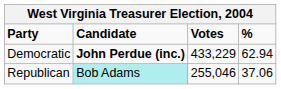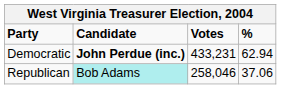(213, 53) 433,229 -> (213, 53) 433,231
(213, 73) 255,046 -> (213, 73) 258,046
